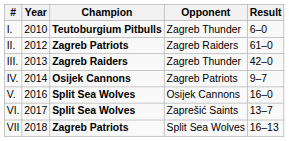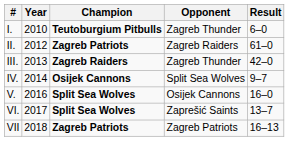(202, 78) Zagreb Patriots -> (206, 78) Split Sea Wolves
(206, 128) Split Sea Wolves -> (202, 128) Zagreb Patriots
